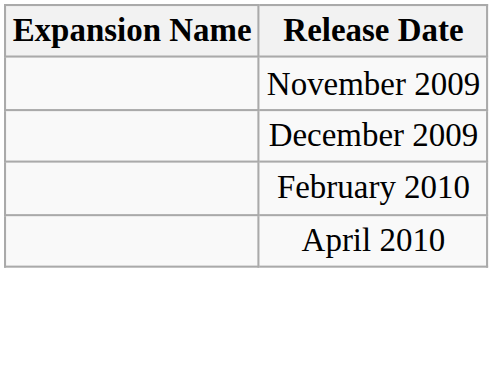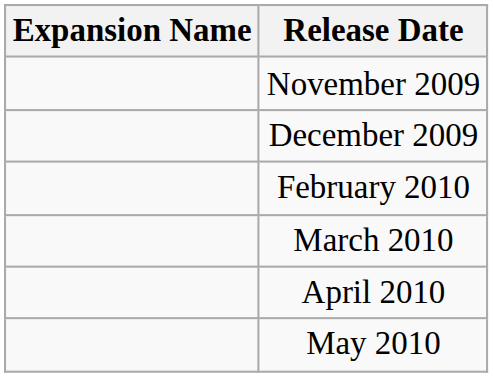+ row: (373, 239)
+ row: (373, 344)
